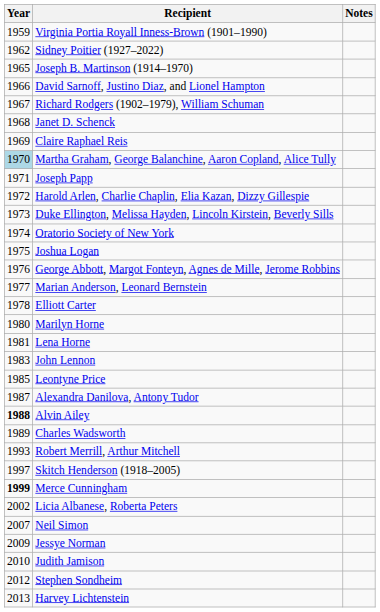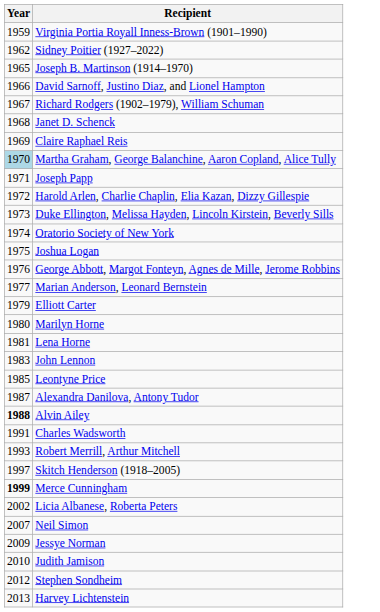- column: (359, 13)
(19, 305) 1978 -> (19, 305) 1979
(19, 433) 1989 -> (19, 433) 1991
